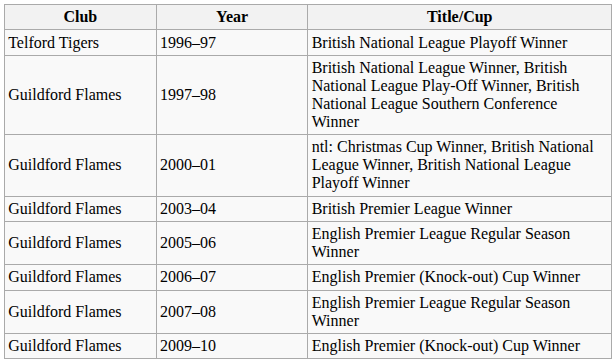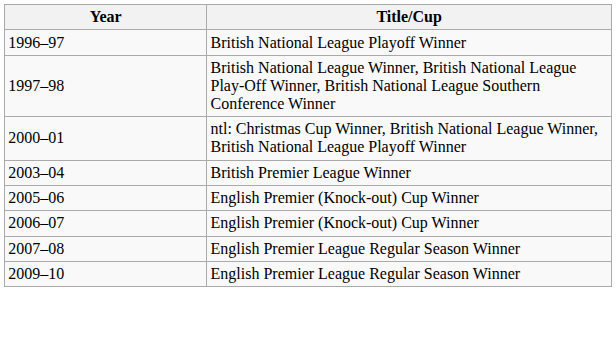- column: (80, 17)
(441, 243) English Premier League Regular Season Winner -> (345, 198) English Premier (Knock-out) Cup Winner
(446, 346) English Premier (Knock-out) Cup Winner -> (365, 274) English Premier League Regular Season Winner
